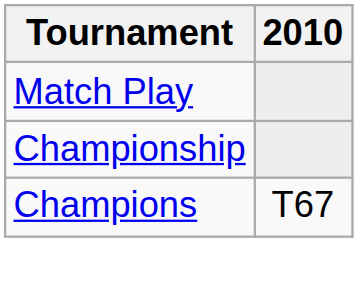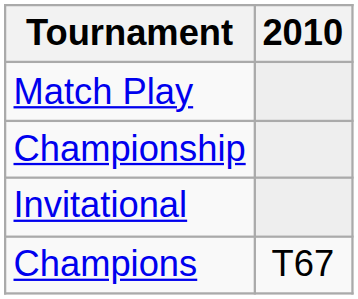+ row: (100, 206)
